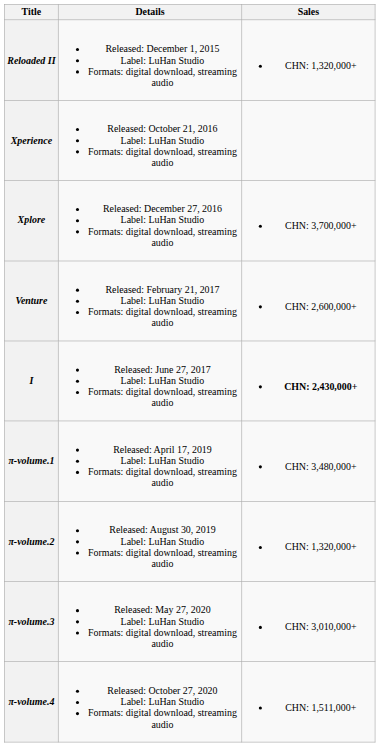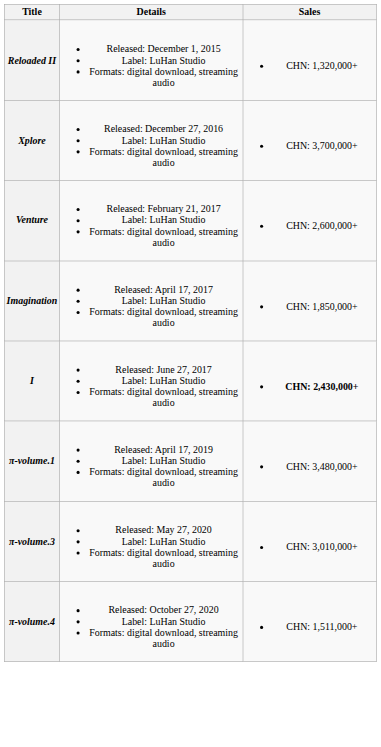- row: (31, 140)
+ row: (32, 300)
- row: (31, 541)
